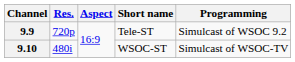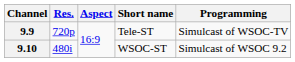(233, 31) Simulcast of WSOC 9.2 -> (233, 31) Simulcast of WSOC-TV
(233, 48) Simulcast of WSOC-TV -> (233, 48) Simulcast of WSOC 9.2
